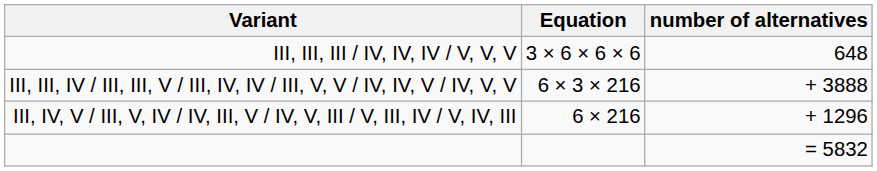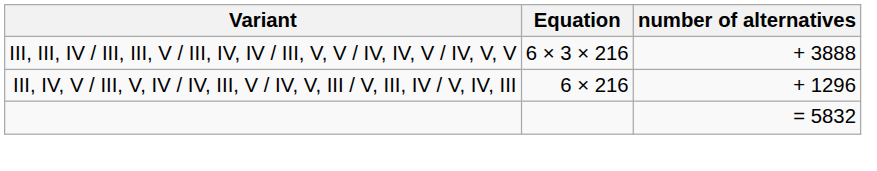- row: (395, 52)
